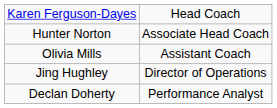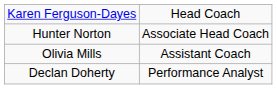- row: (72, 73)
